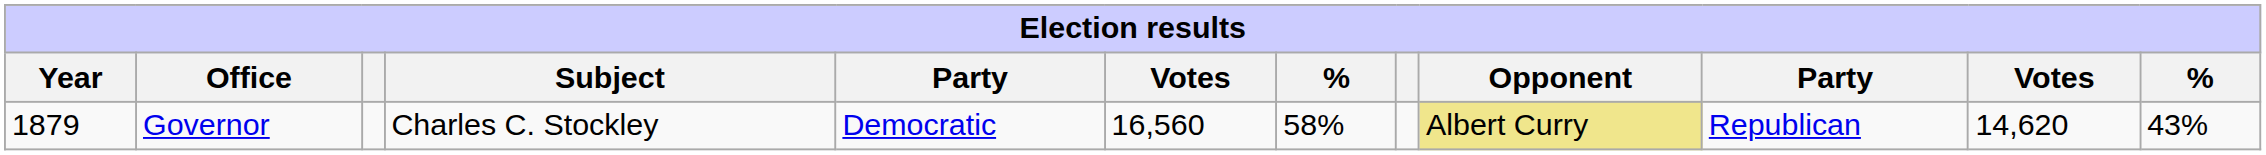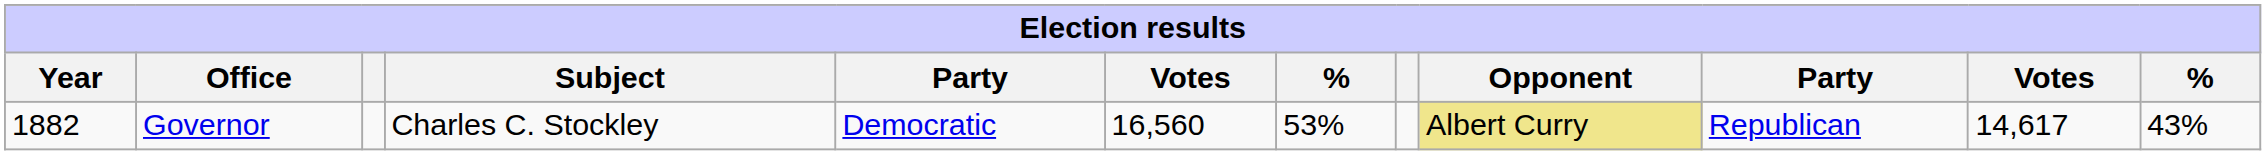(46, 125) 1879 -> (46, 125) 1882
(1314, 125) 58% -> (1314, 125) 53%
(2022, 125) 14,620 -> (2022, 125) 14,617
